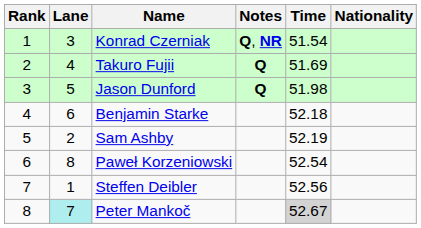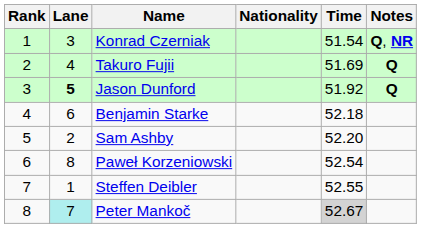columns swapped: (374, 16) <-> (261, 16)
(71, 89) normal -> (71, 89) bold
(308, 89) 51.98 -> (344, 89) 51.92
(308, 138) 52.19 -> (344, 138) 52.20
(308, 187) 52.56 -> (344, 187) 52.55
